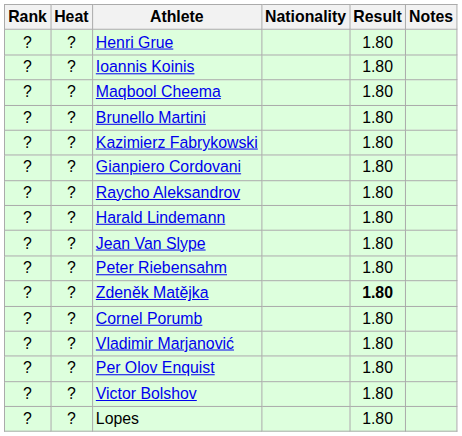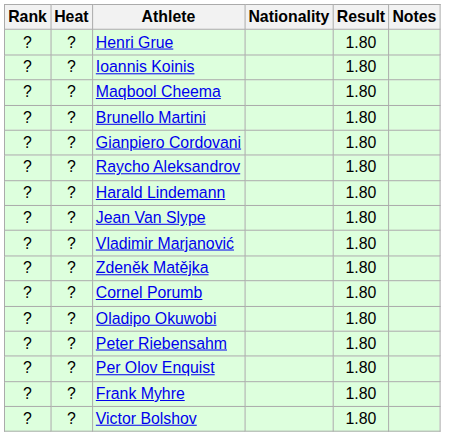- row: (177, 142)
rows swapped: (165, 343) <-> (161, 268)
(378, 293) bold -> (361, 268) normal
+ row: (156, 318)
+ row: (140, 393)
- row: (117, 419)
